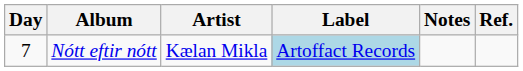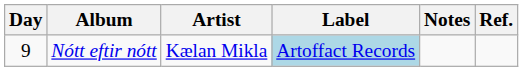(26, 50) 7 -> (26, 50) 9
